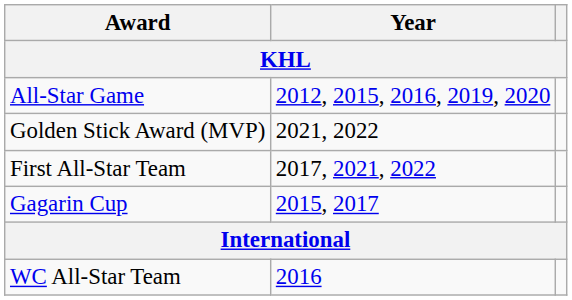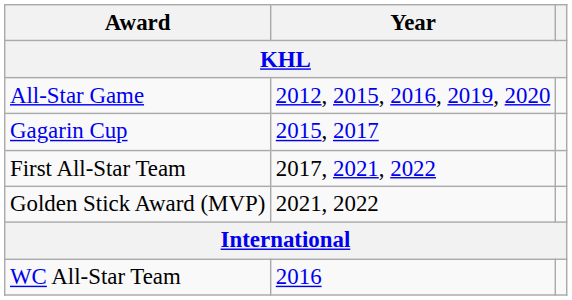rows swapped: (69, 204) <-> (138, 131)
